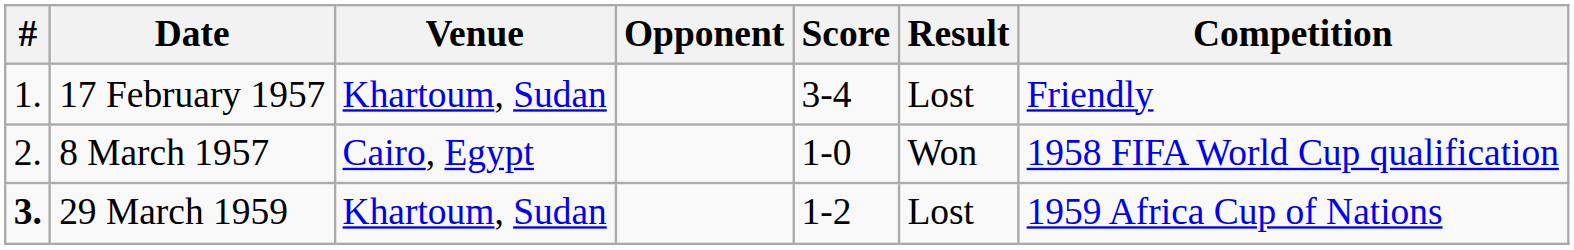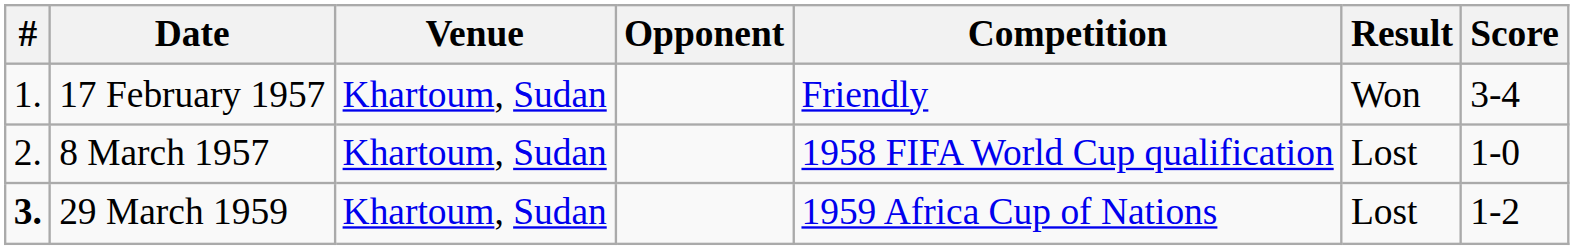columns swapped: (846, 34) <-> (1293, 34)
(941, 93) Lost -> (1386, 93) Won
(438, 152) Cairo, Egypt -> (475, 152) Khartoum, Sudan
(942, 152) Won -> (1384, 152) Lost
